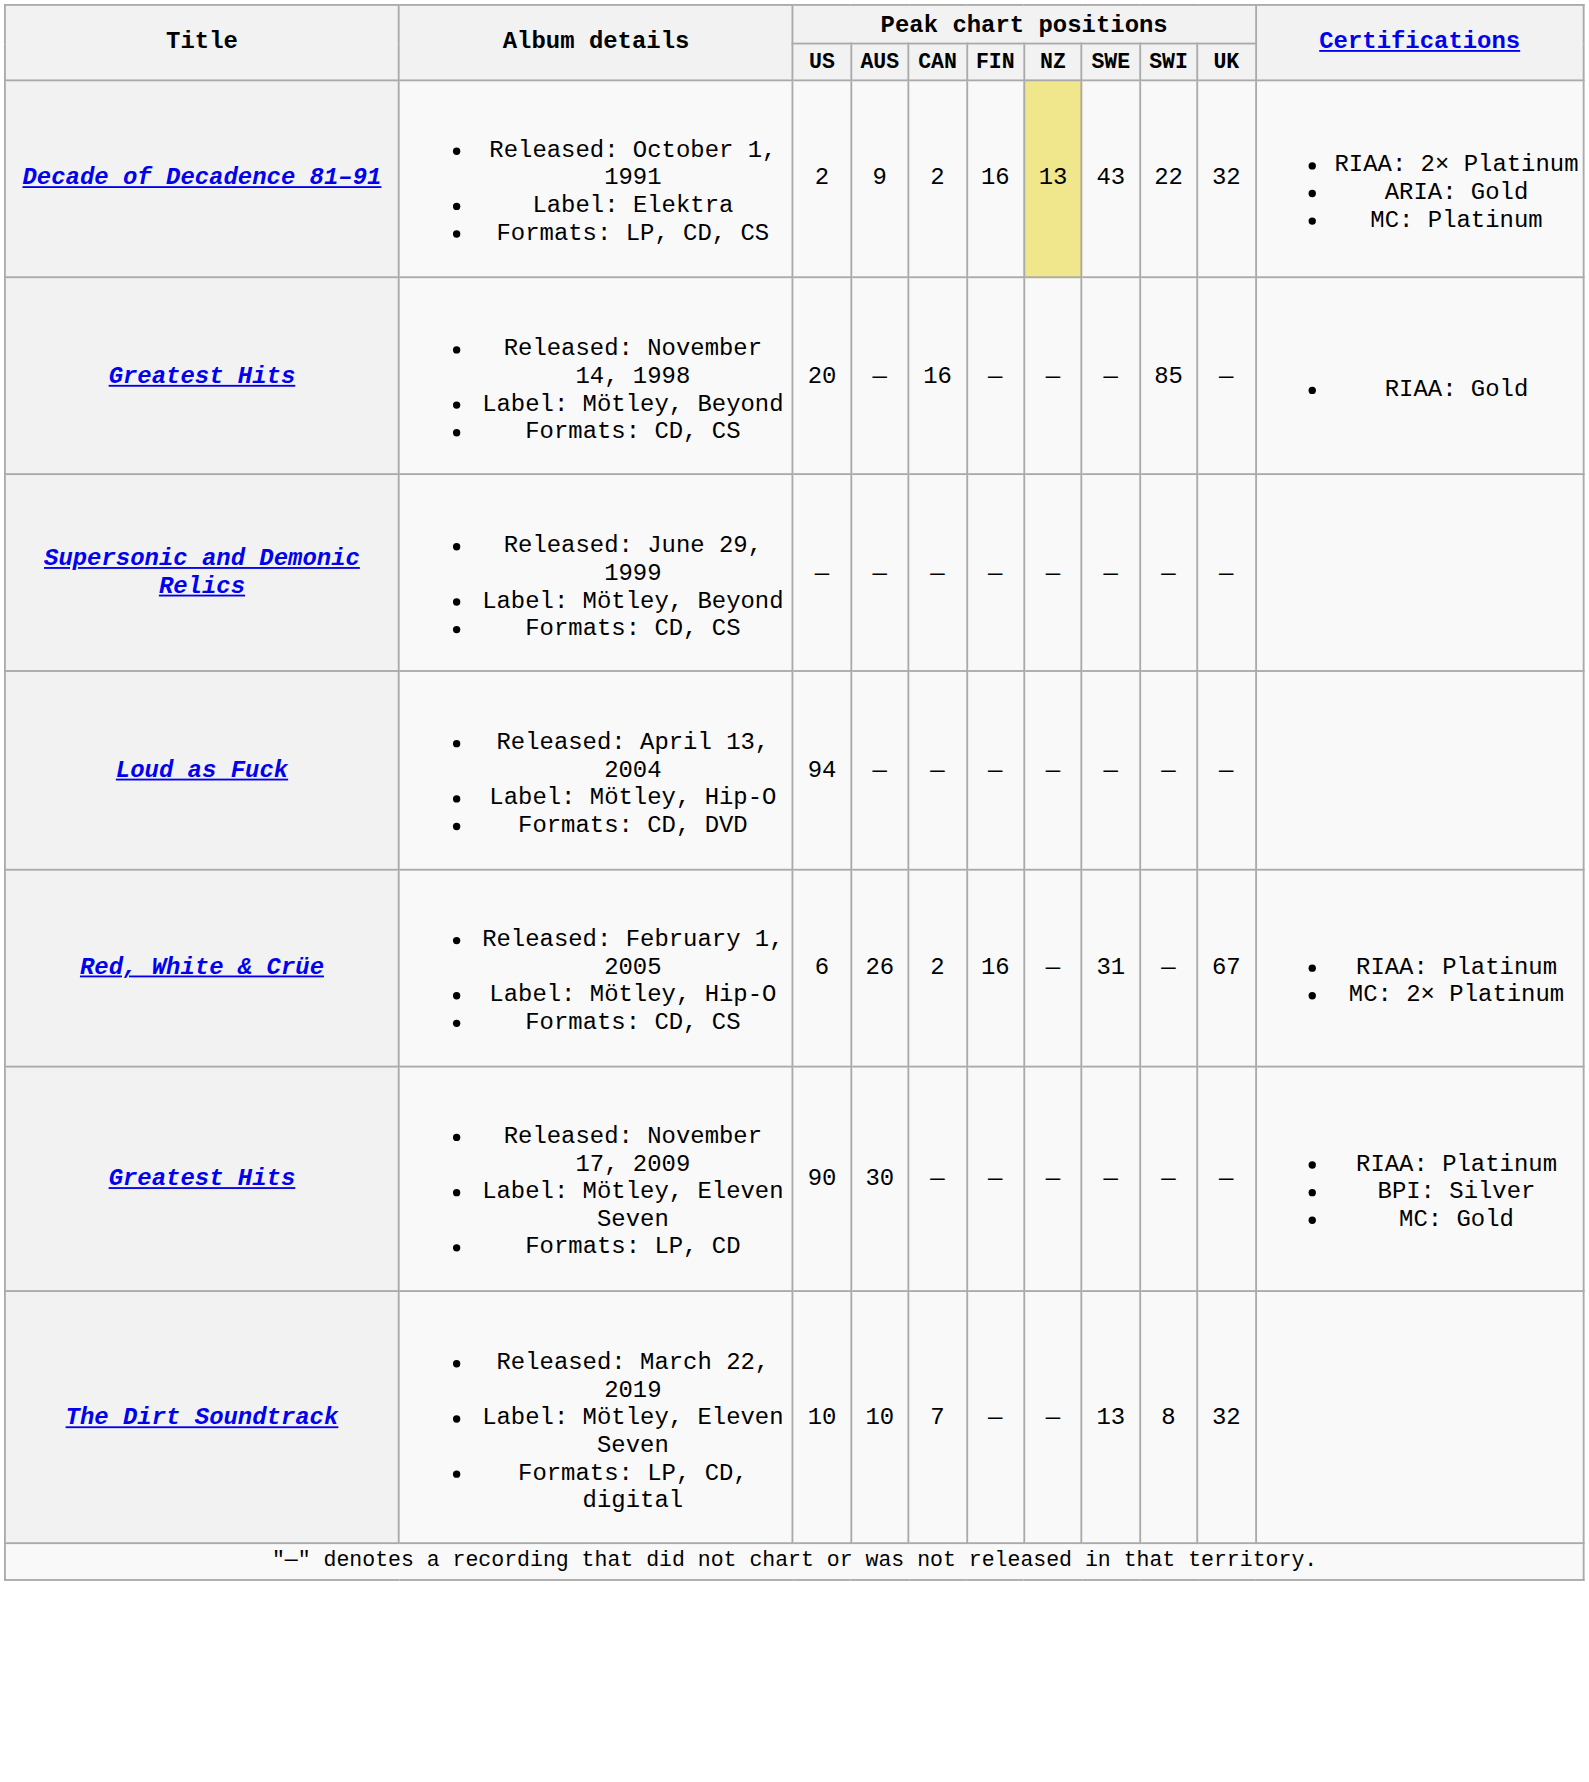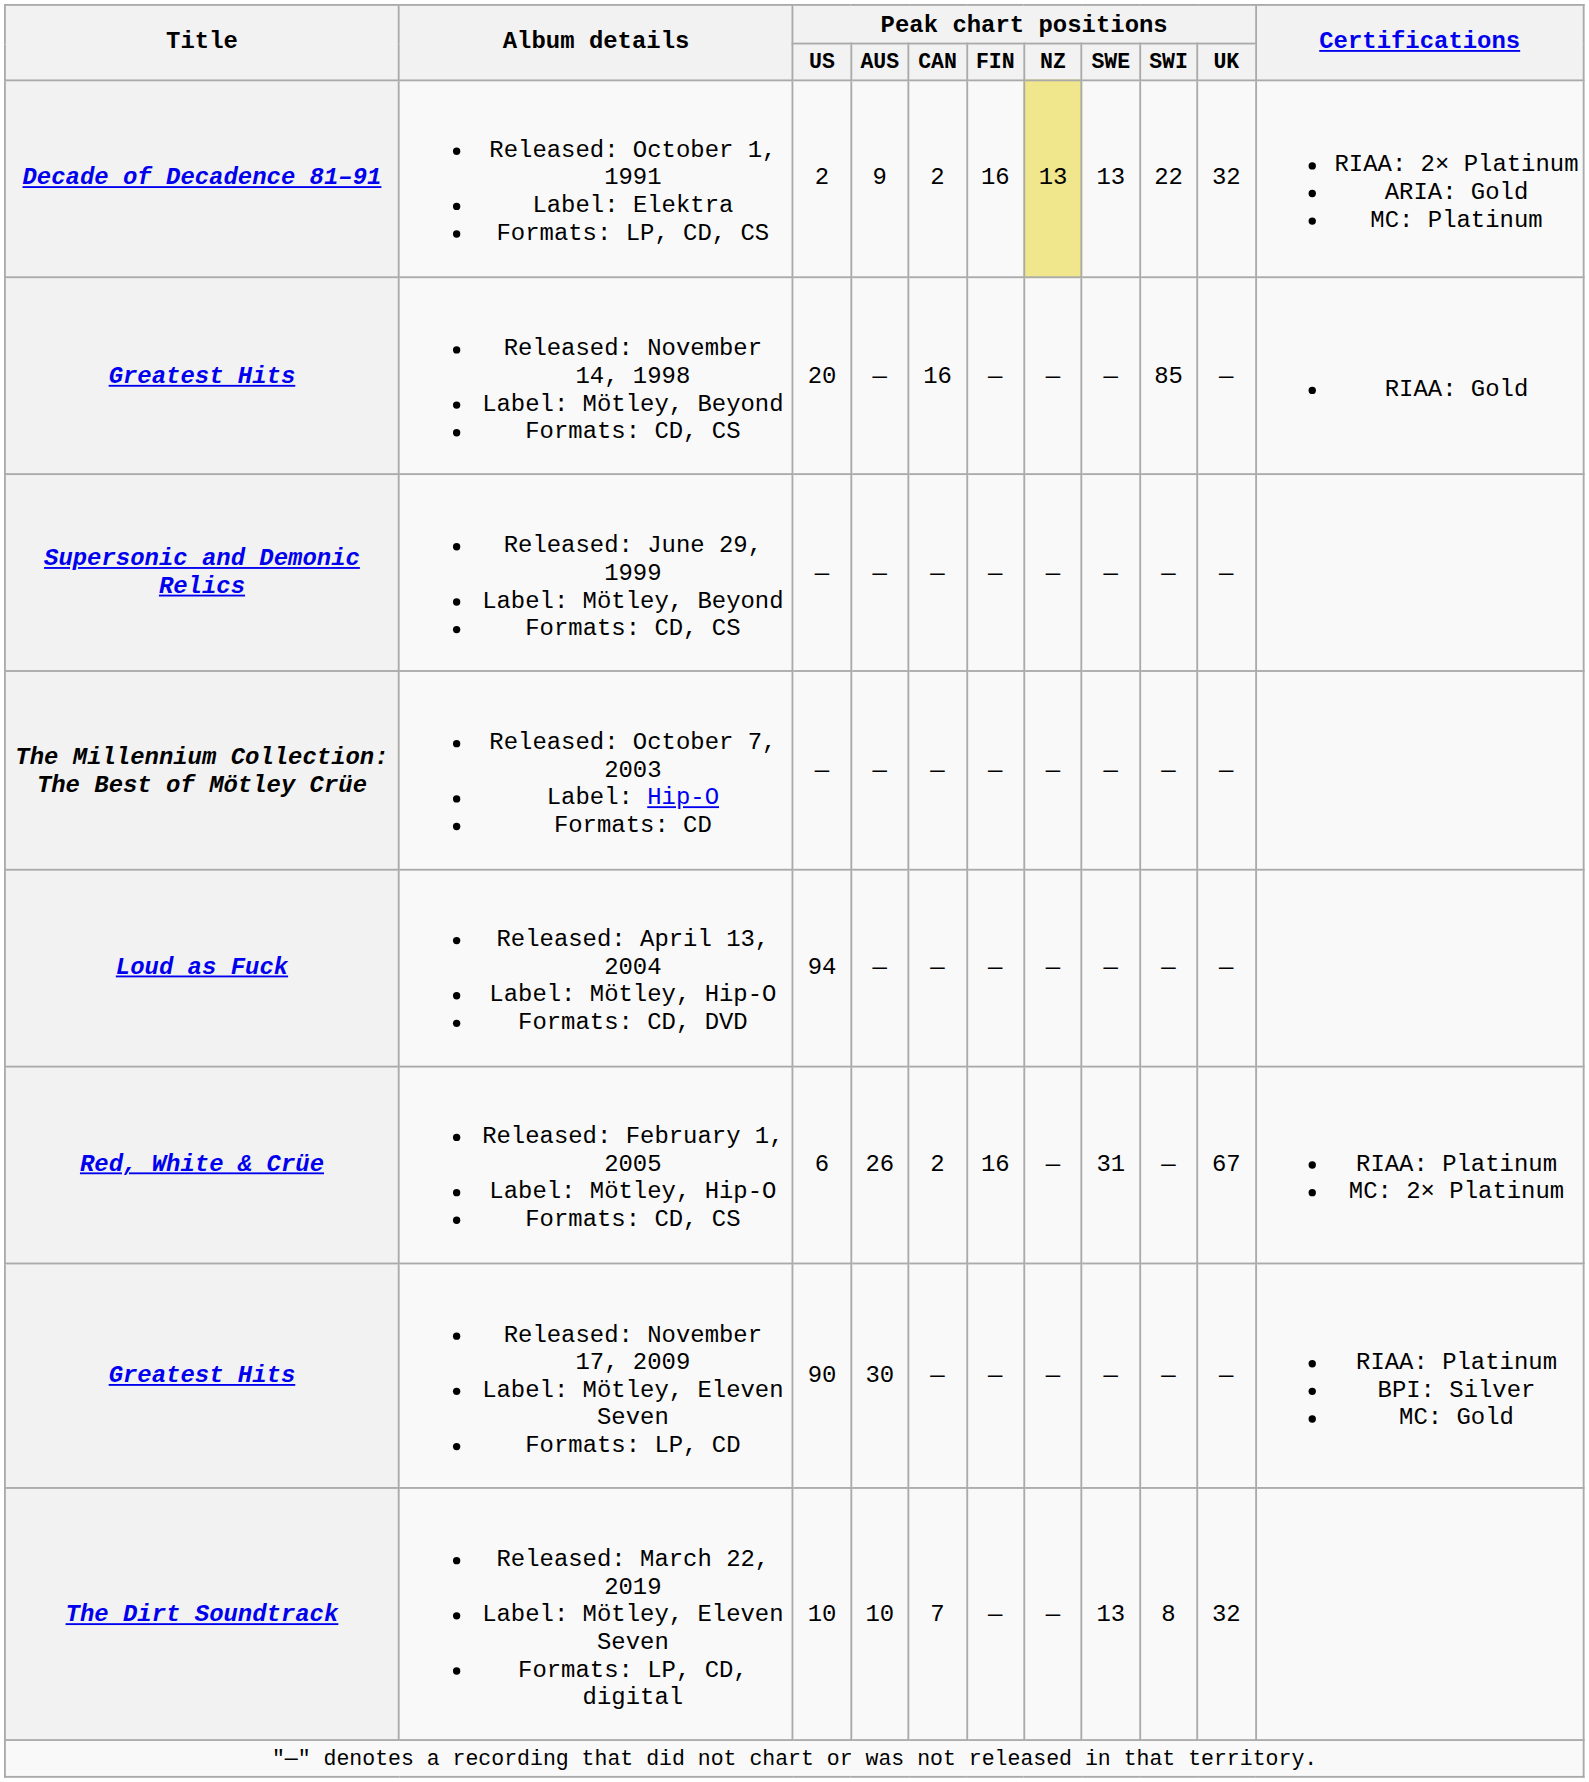(1111, 179) 43 -> (1111, 179) 13
+ row: (596, 784)
